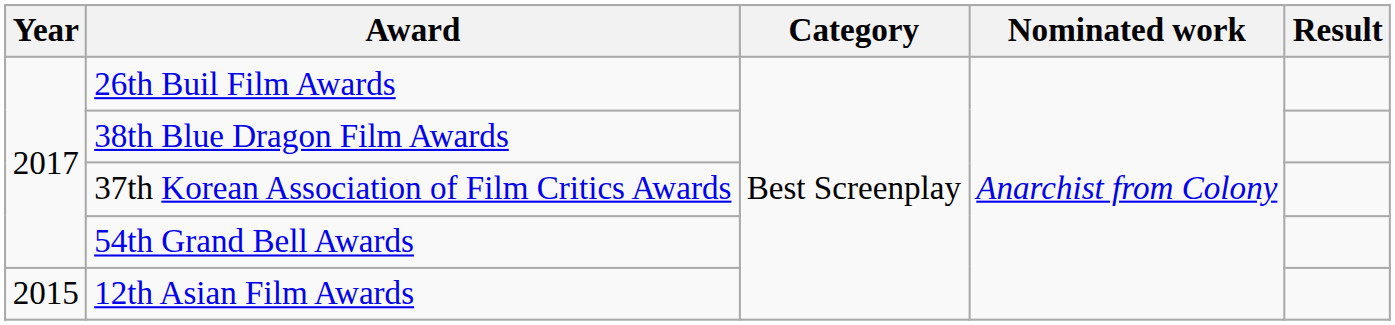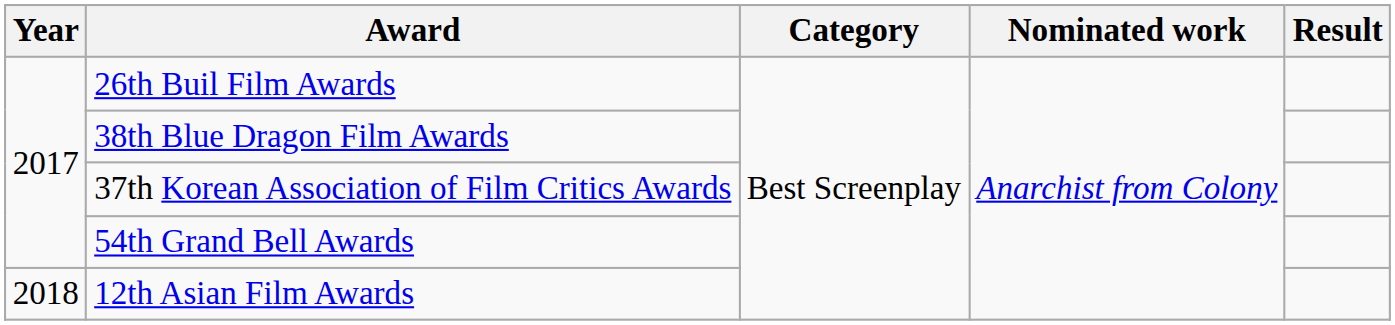(46, 293) 2015 -> (46, 293) 2018
